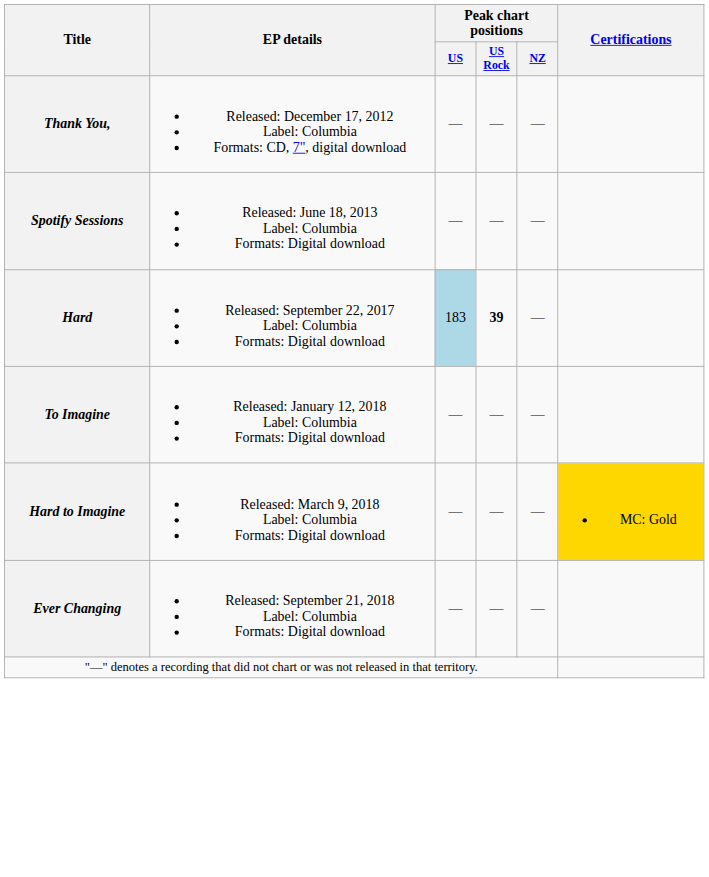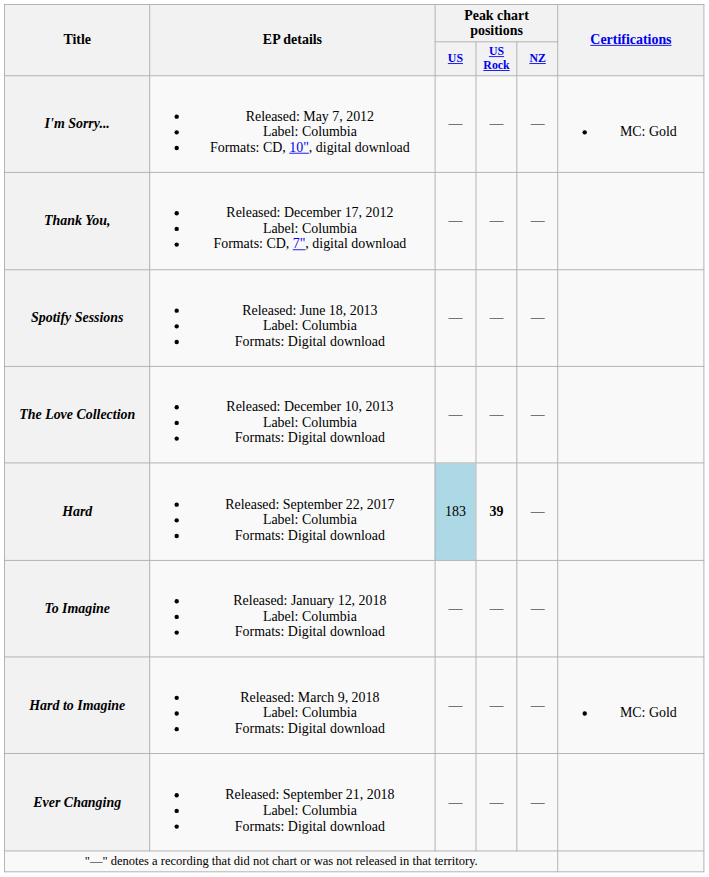+ row: (77, 124)
+ row: (77, 414)
(631, 519) gold background -> (631, 713) no background
